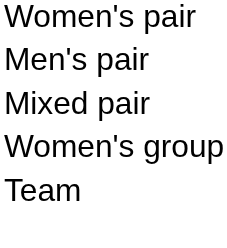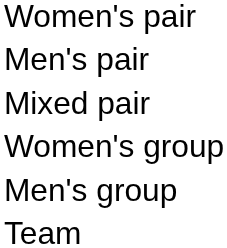+ row: (91, 190)
